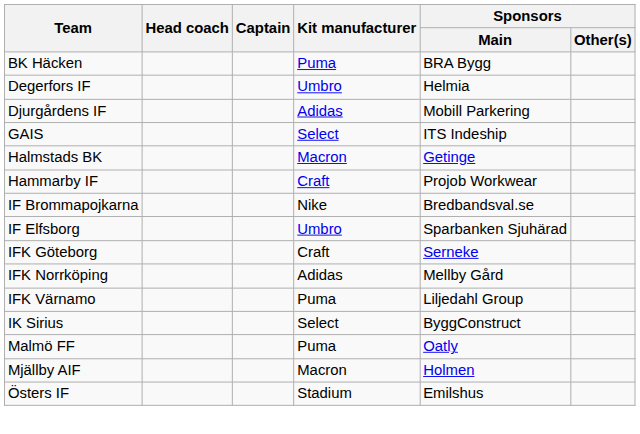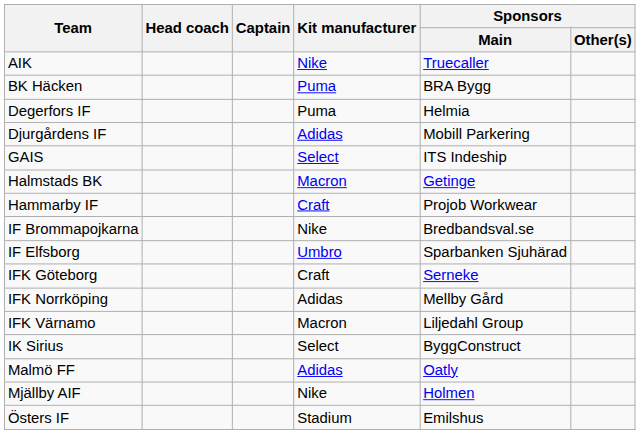+ row: (20, 63)
(320, 87) Umbro -> (317, 110) Puma
(317, 299) Puma -> (322, 323) Macron
(317, 346) Puma -> (320, 370) Adidas
(322, 370) Macron -> (312, 393) Nike
